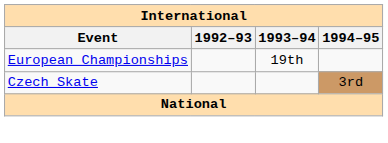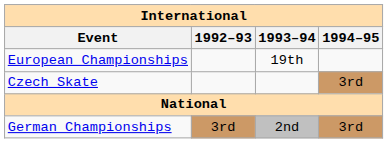+ row: (90, 127)
